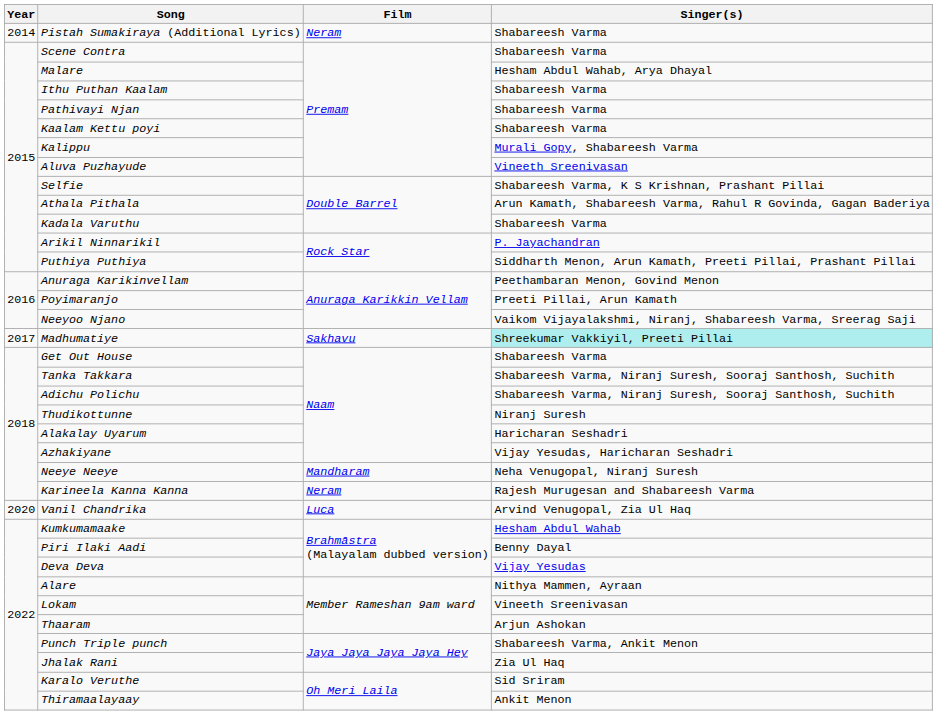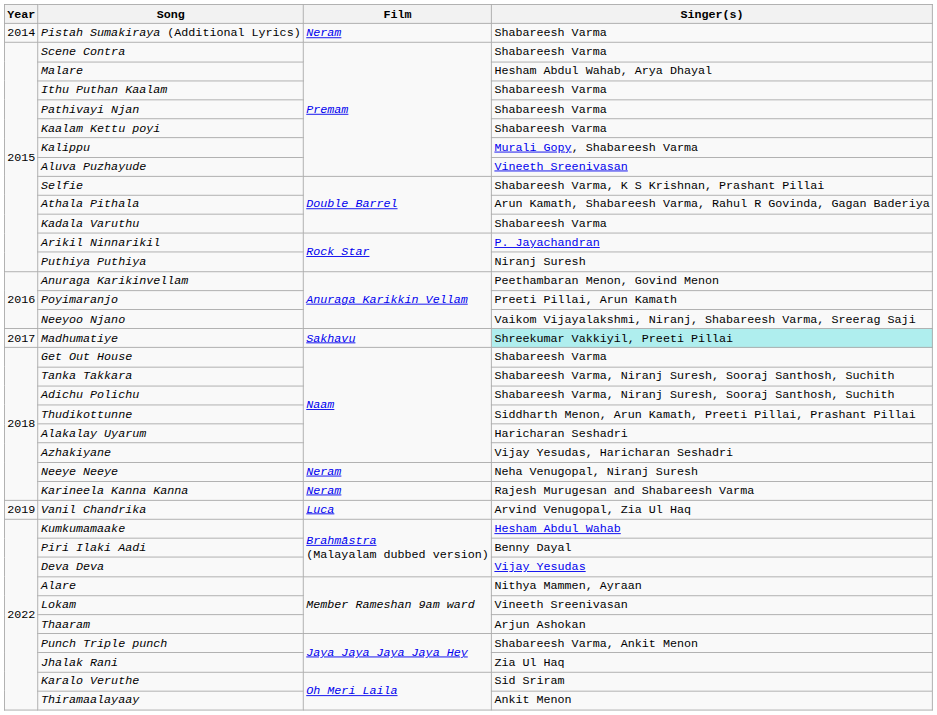(705, 262) Siddharth Menon, Arun Kamath, Preeti Pillai, Prashant Pillai -> (540, 262) Niranj Suresh
(540, 414) Niranj Suresh -> (705, 414) Siddharth Menon, Arun Kamath, Preeti Pillai, Prashant Pillai
(338, 472) Mandharam -> (324, 472) Neram
(21, 510) 2020 -> (21, 510) 2019
